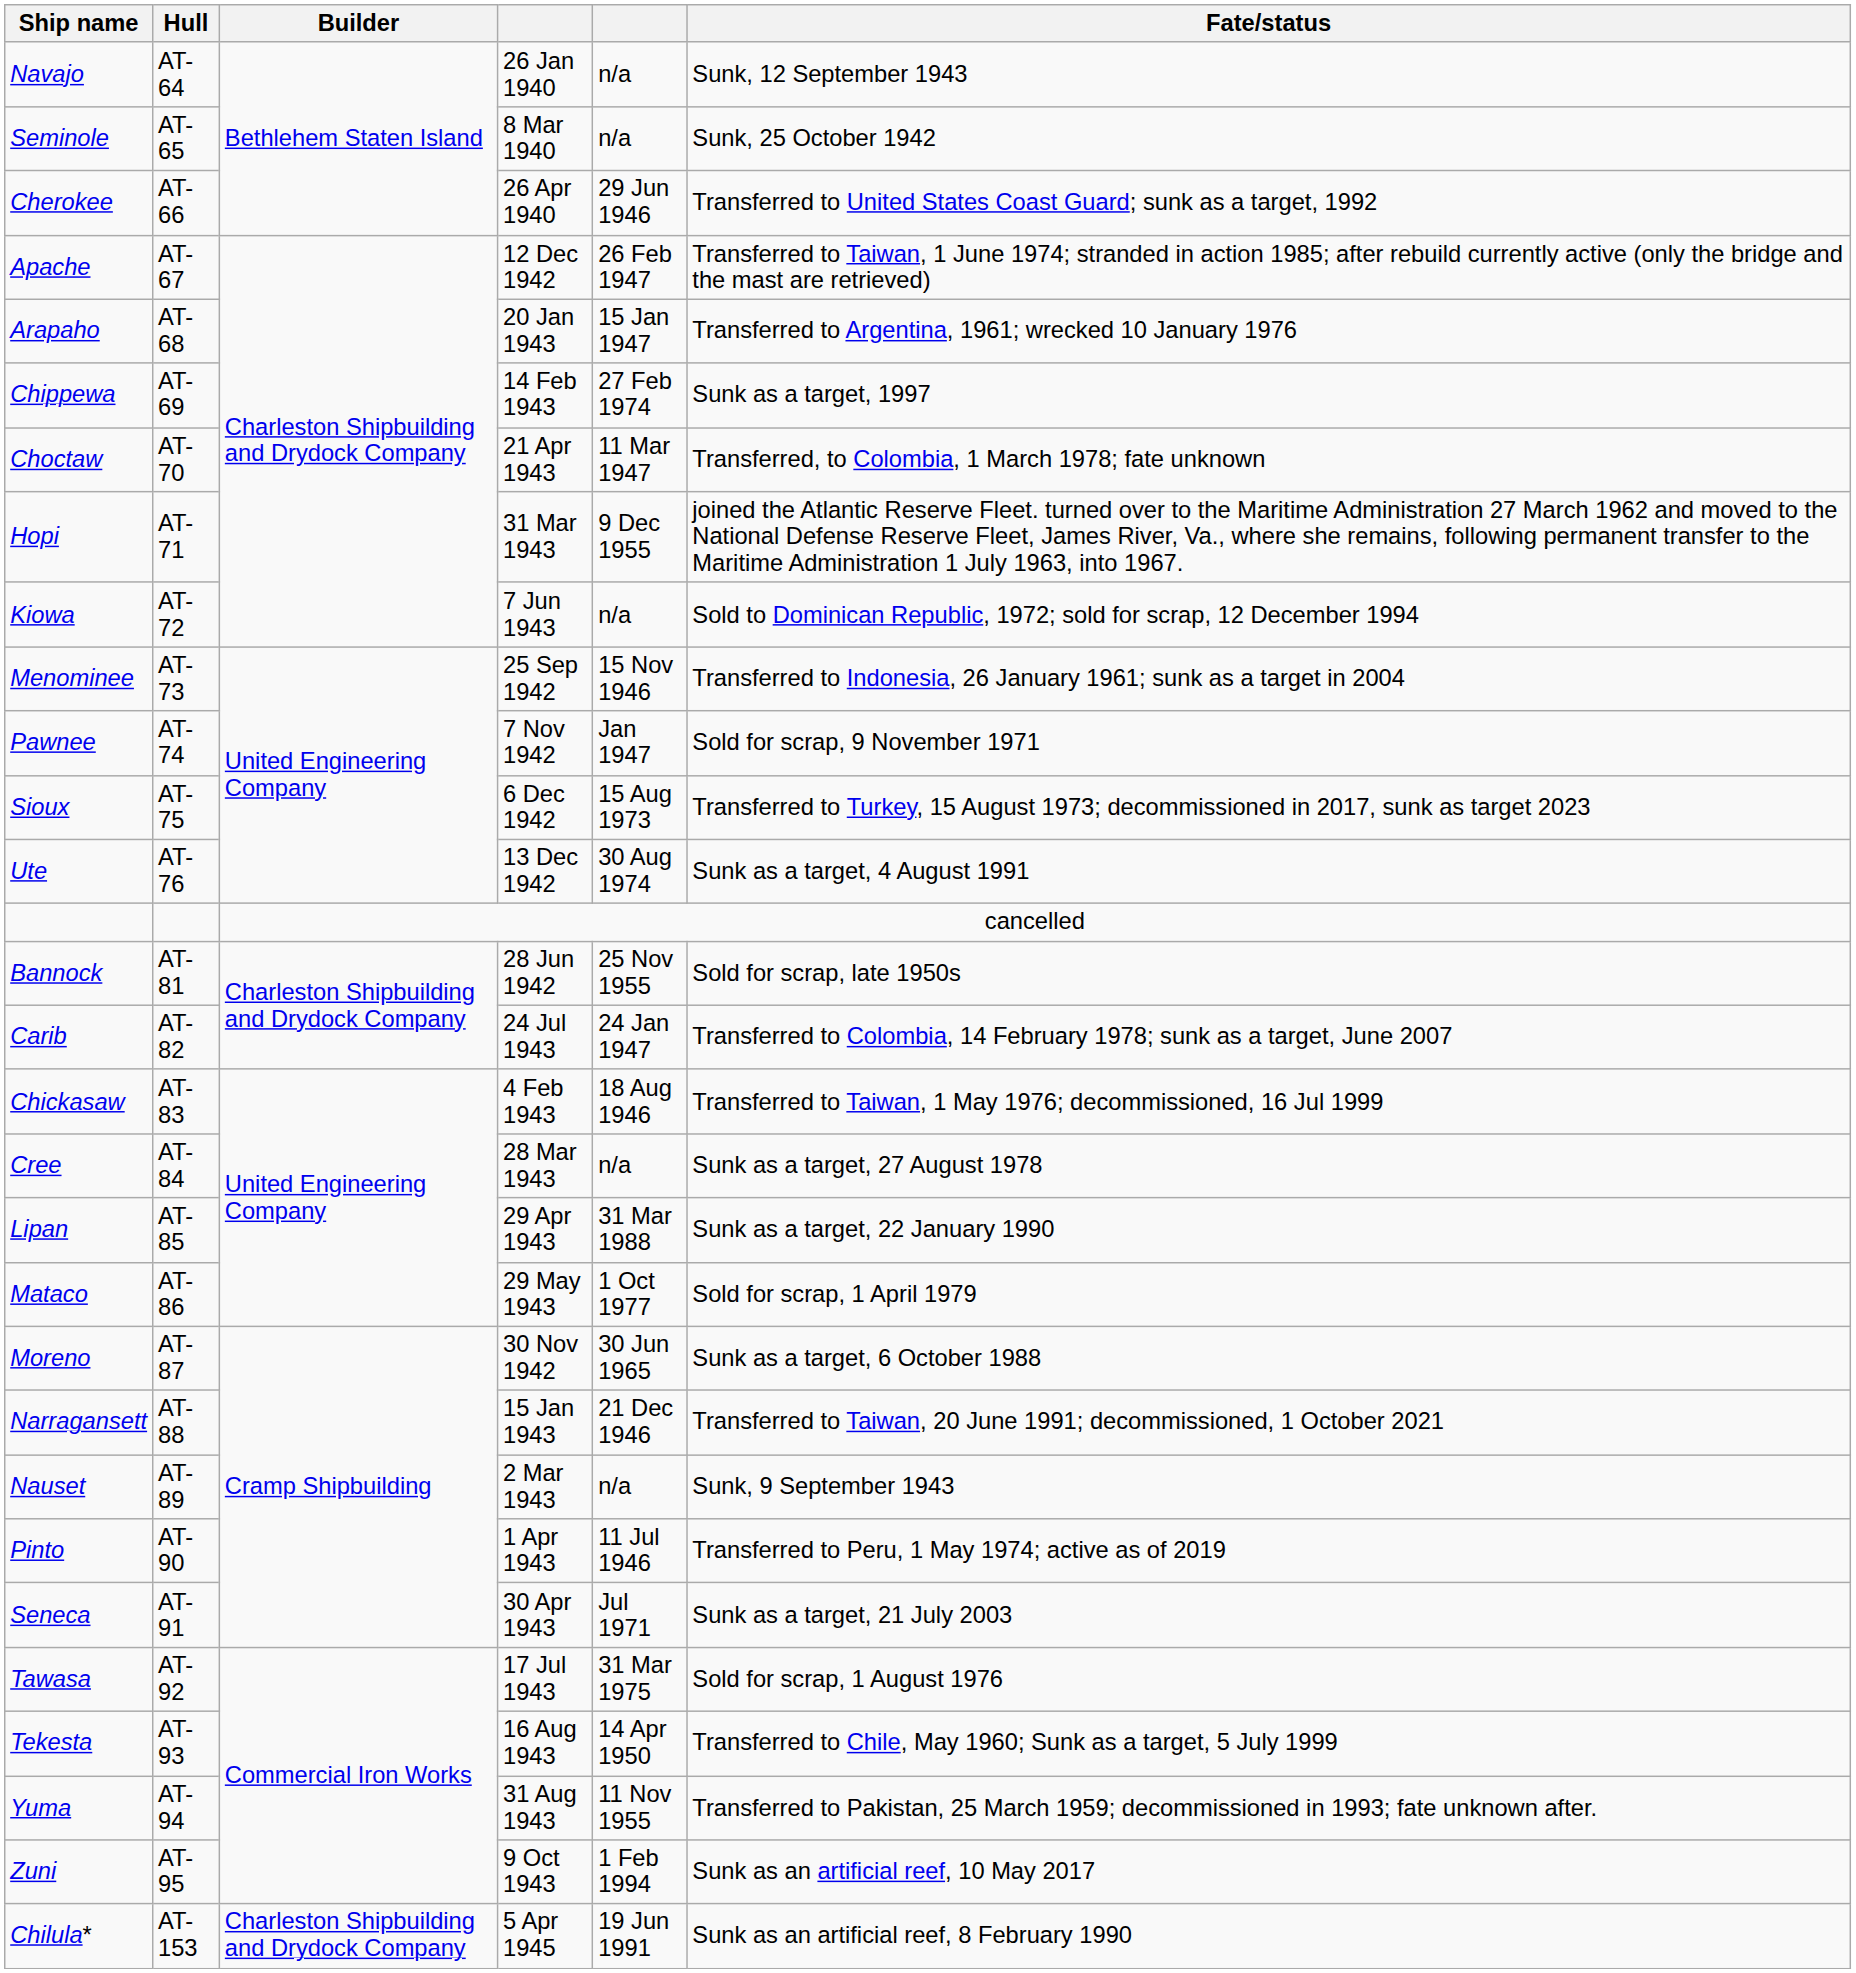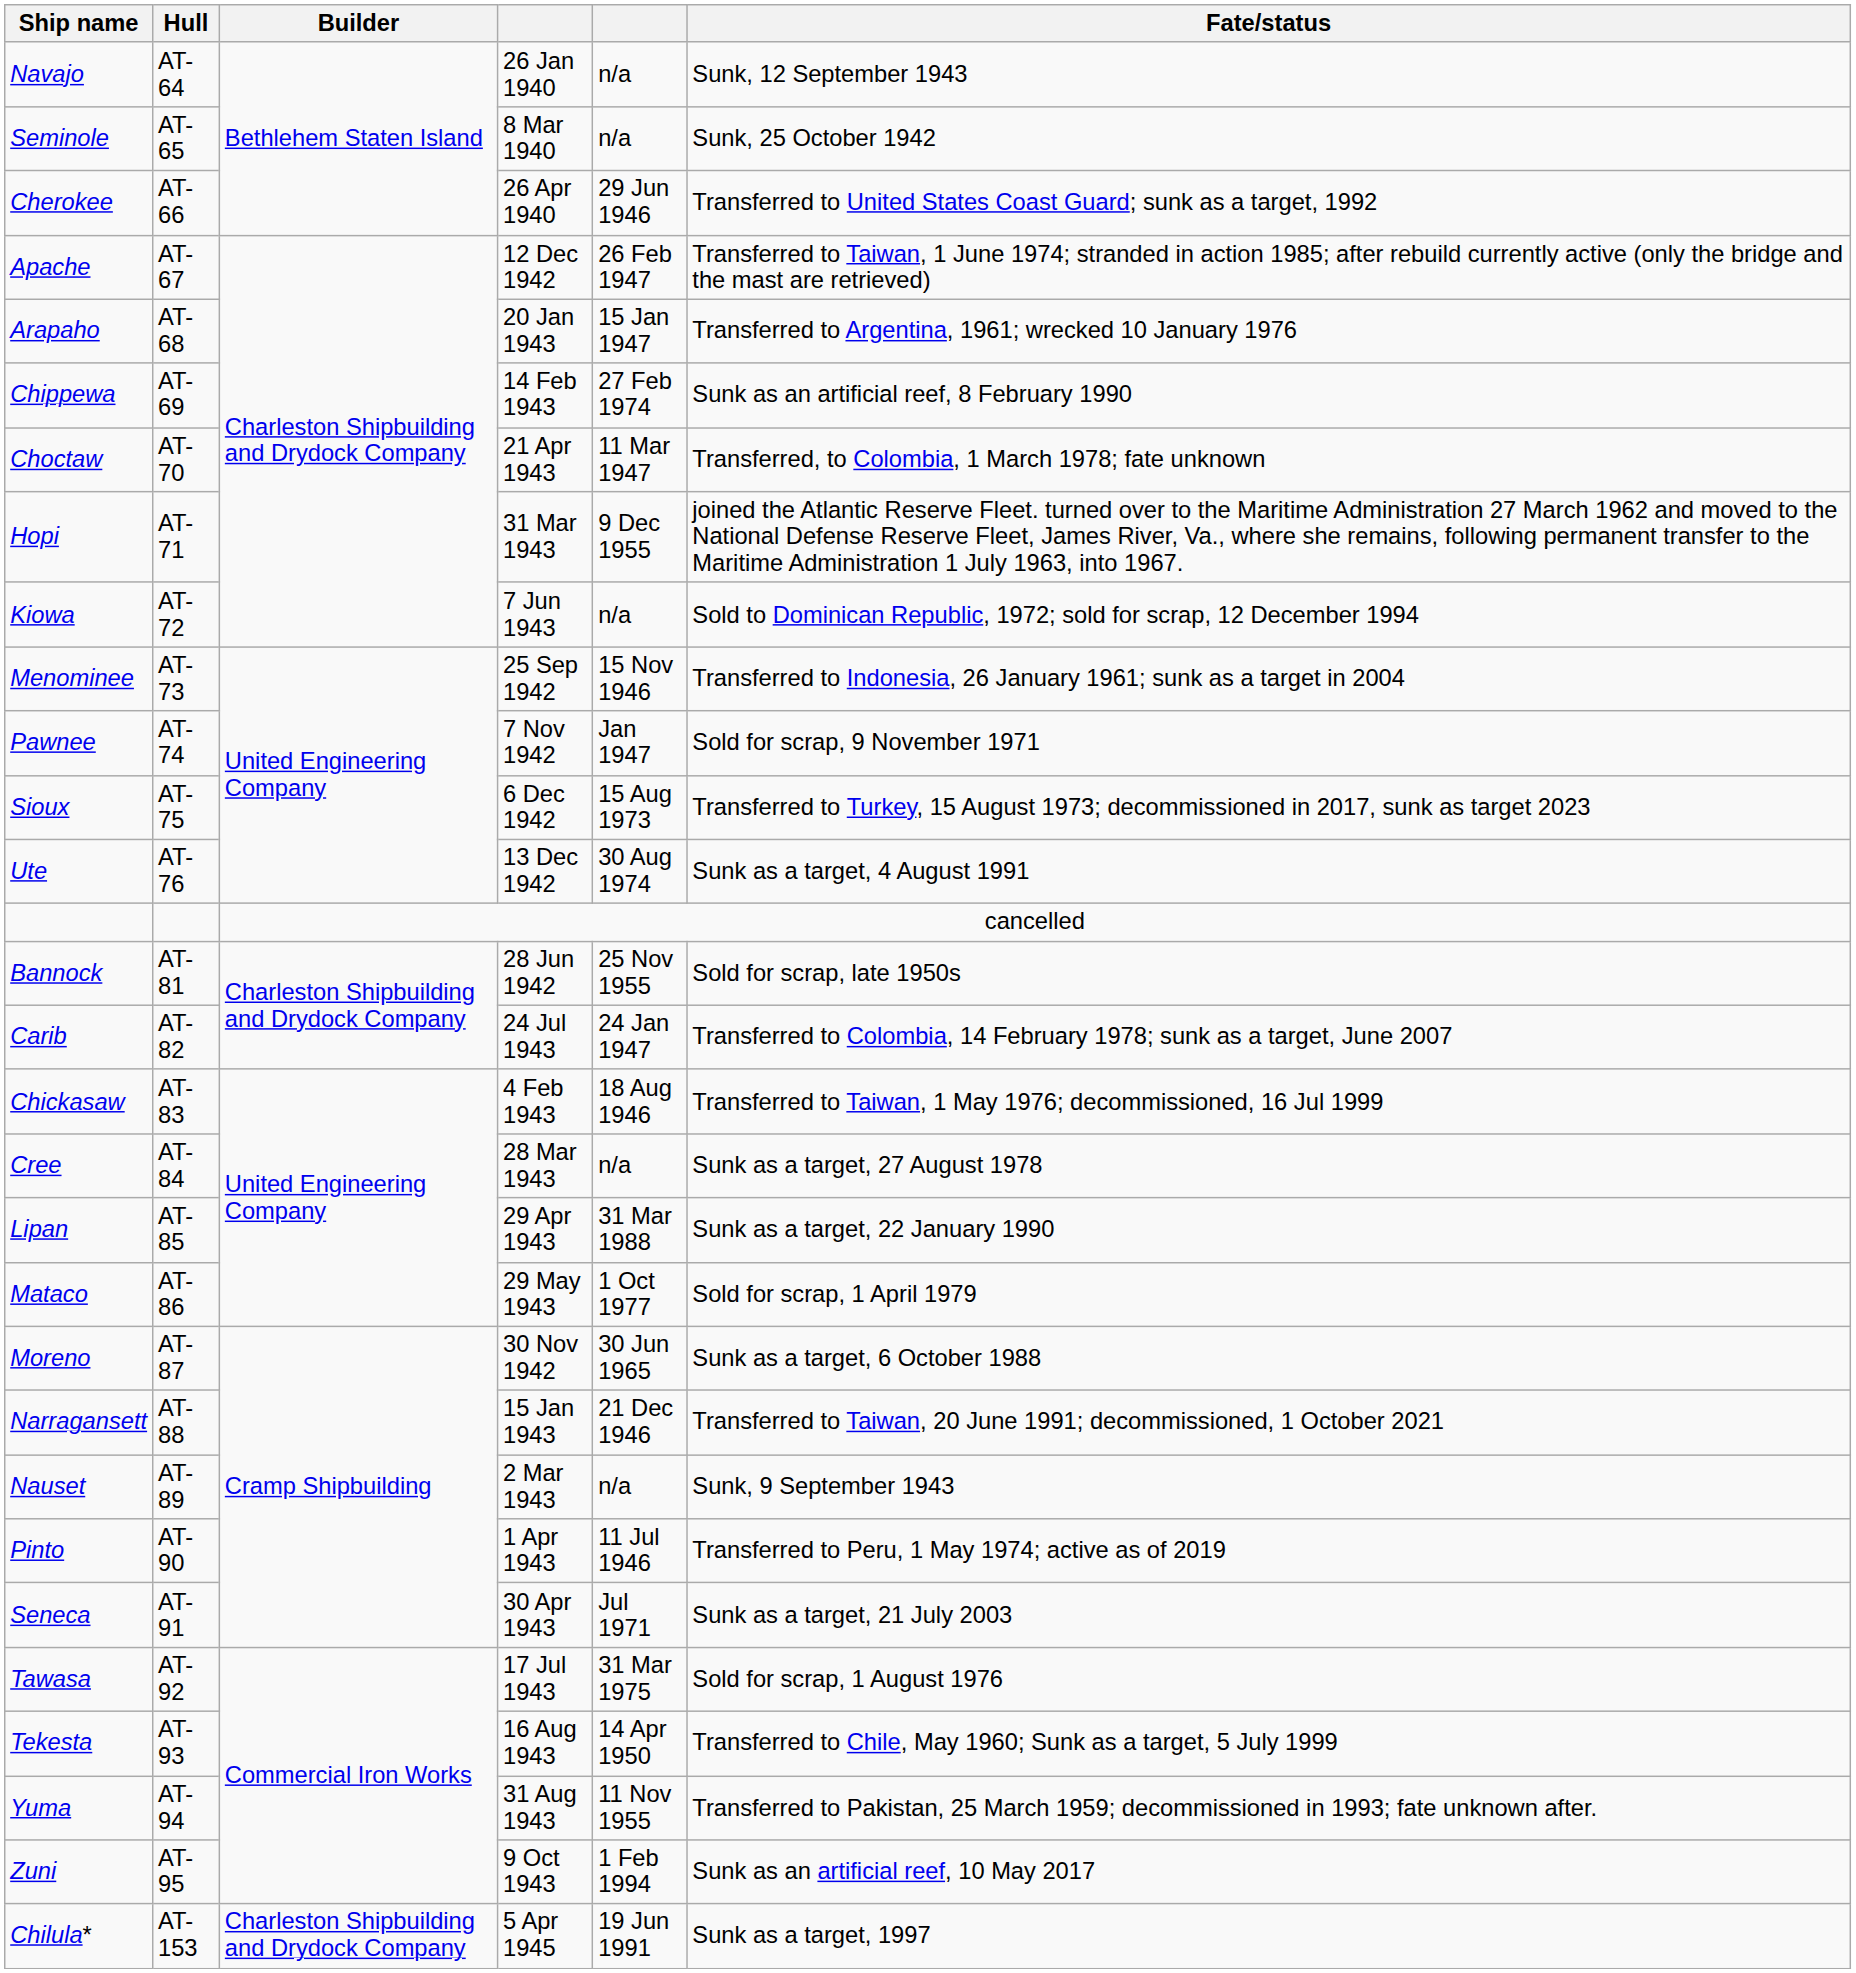(811, 395) Sunk as a target, 1997 -> (912, 395) Sunk as an artificial reef, 8 February 1990
(912, 1935) Sunk as an artificial reef, 8 February 1990 -> (811, 1935) Sunk as a target, 1997
